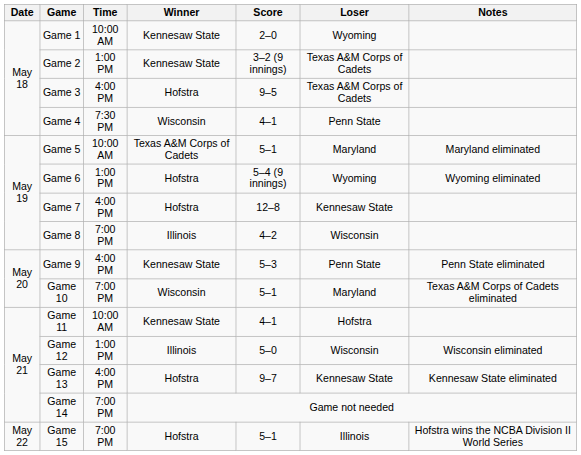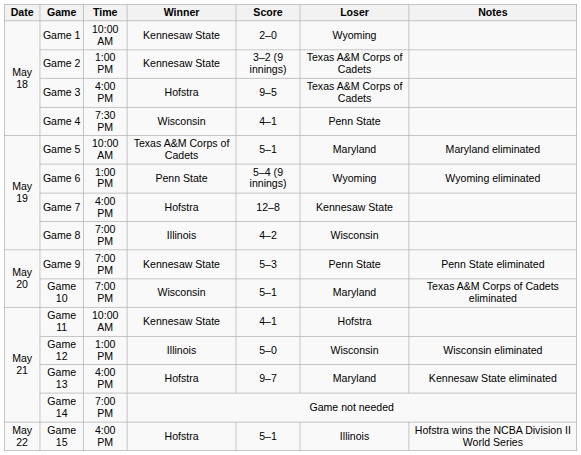(182, 178) Hofstra -> (182, 178) Penn State
(105, 264) 4:00 PM -> (105, 264) 7:00 PM
(355, 379) Kennesaw State -> (355, 379) Maryland
(105, 436) 7:00 PM -> (105, 436) 4:00 PM
